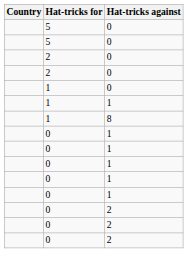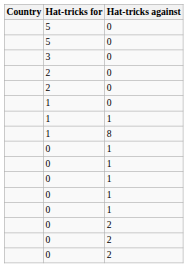+ row: (48, 57)
